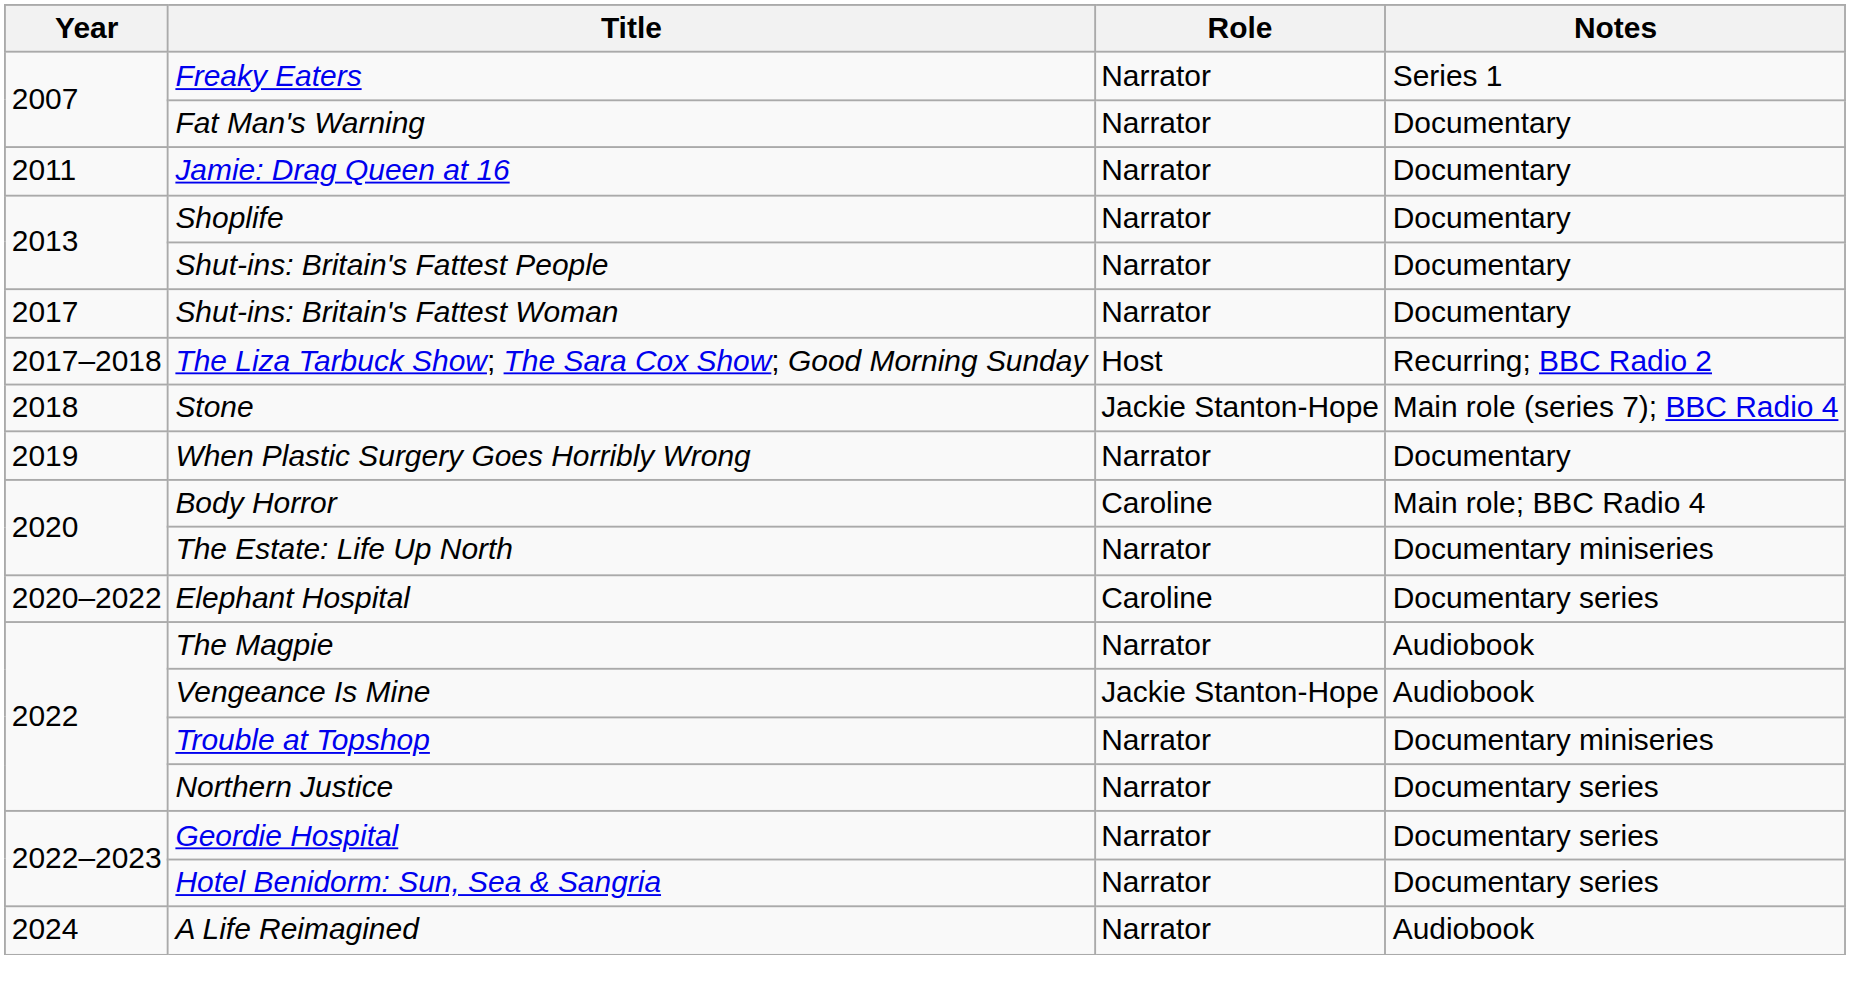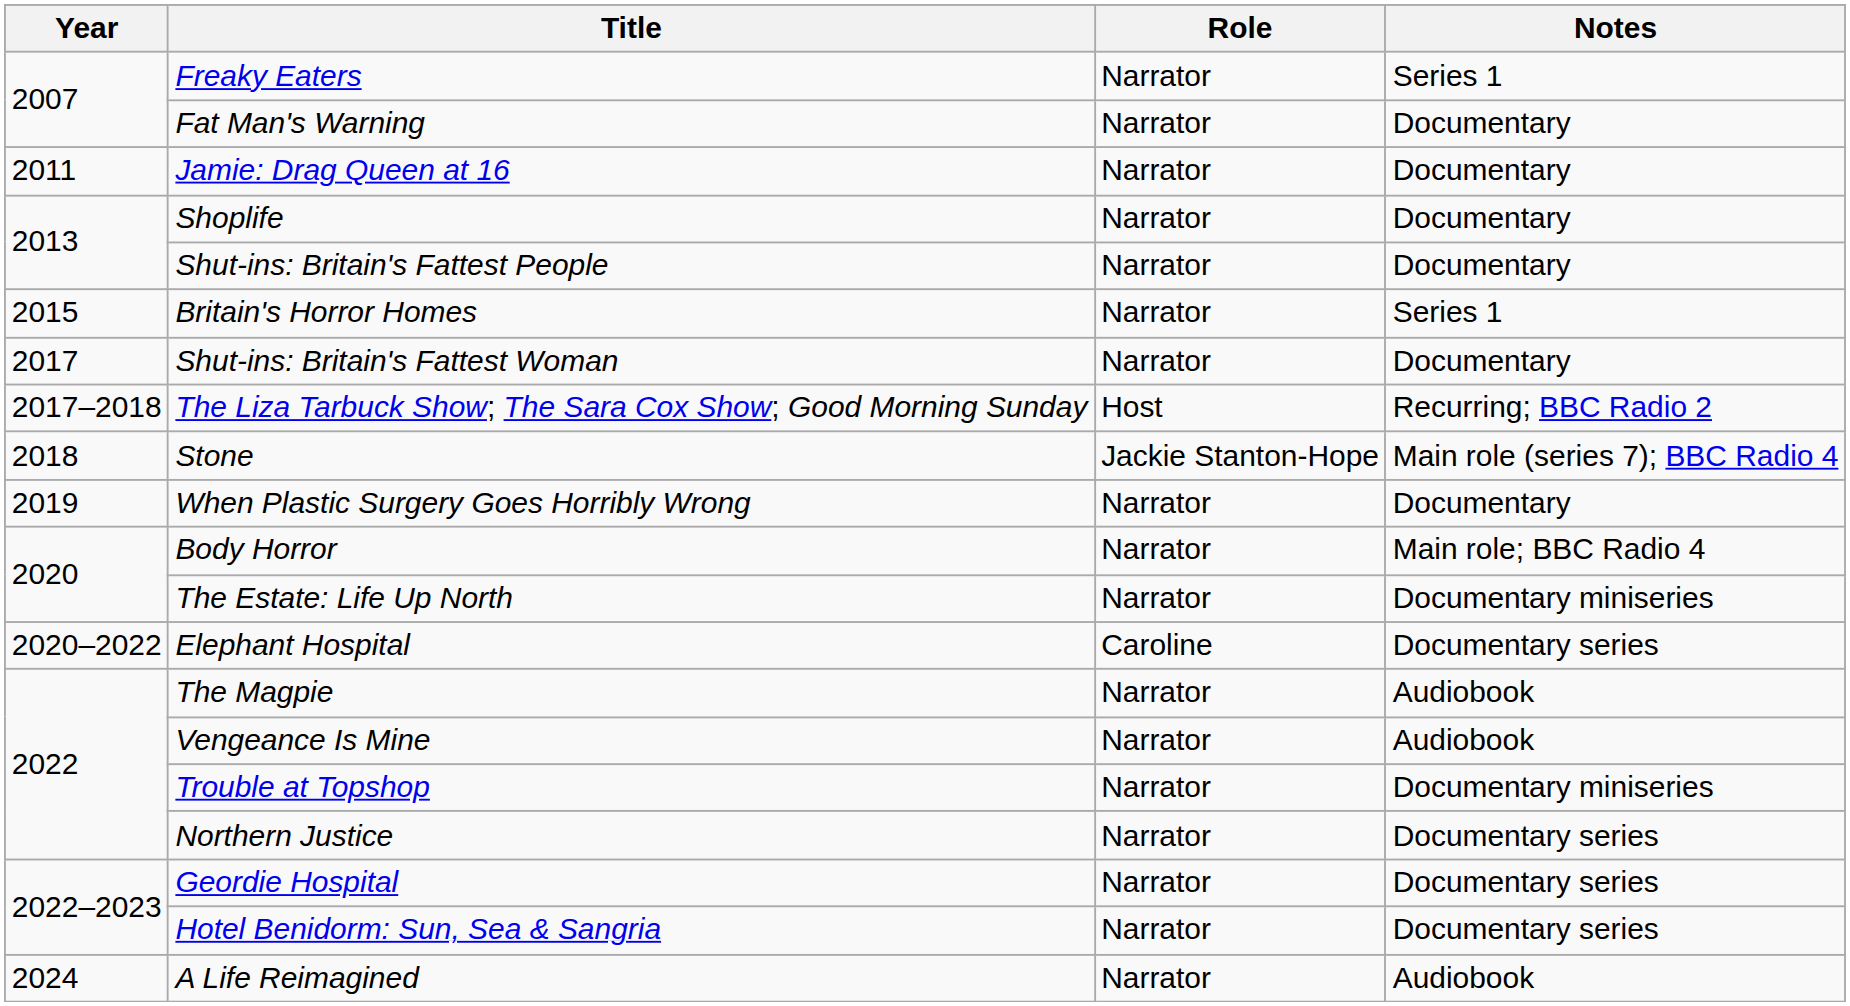+ row: (326, 312)
(1157, 502) Caroline -> (1156, 550) Narrator
(1240, 692) Jackie Stanton-Hope -> (1156, 739) Narrator
